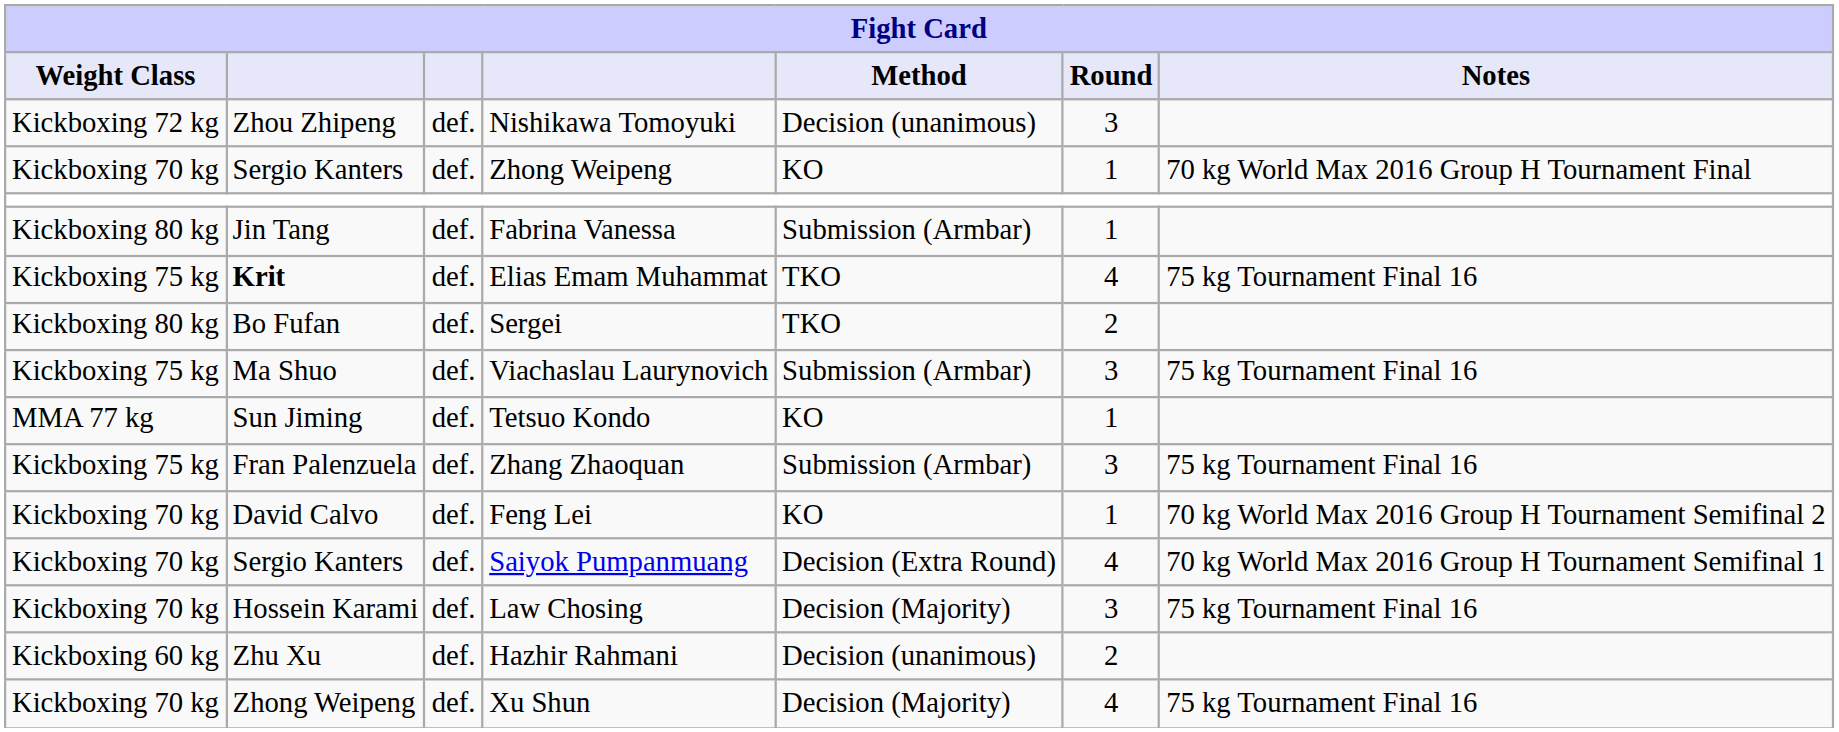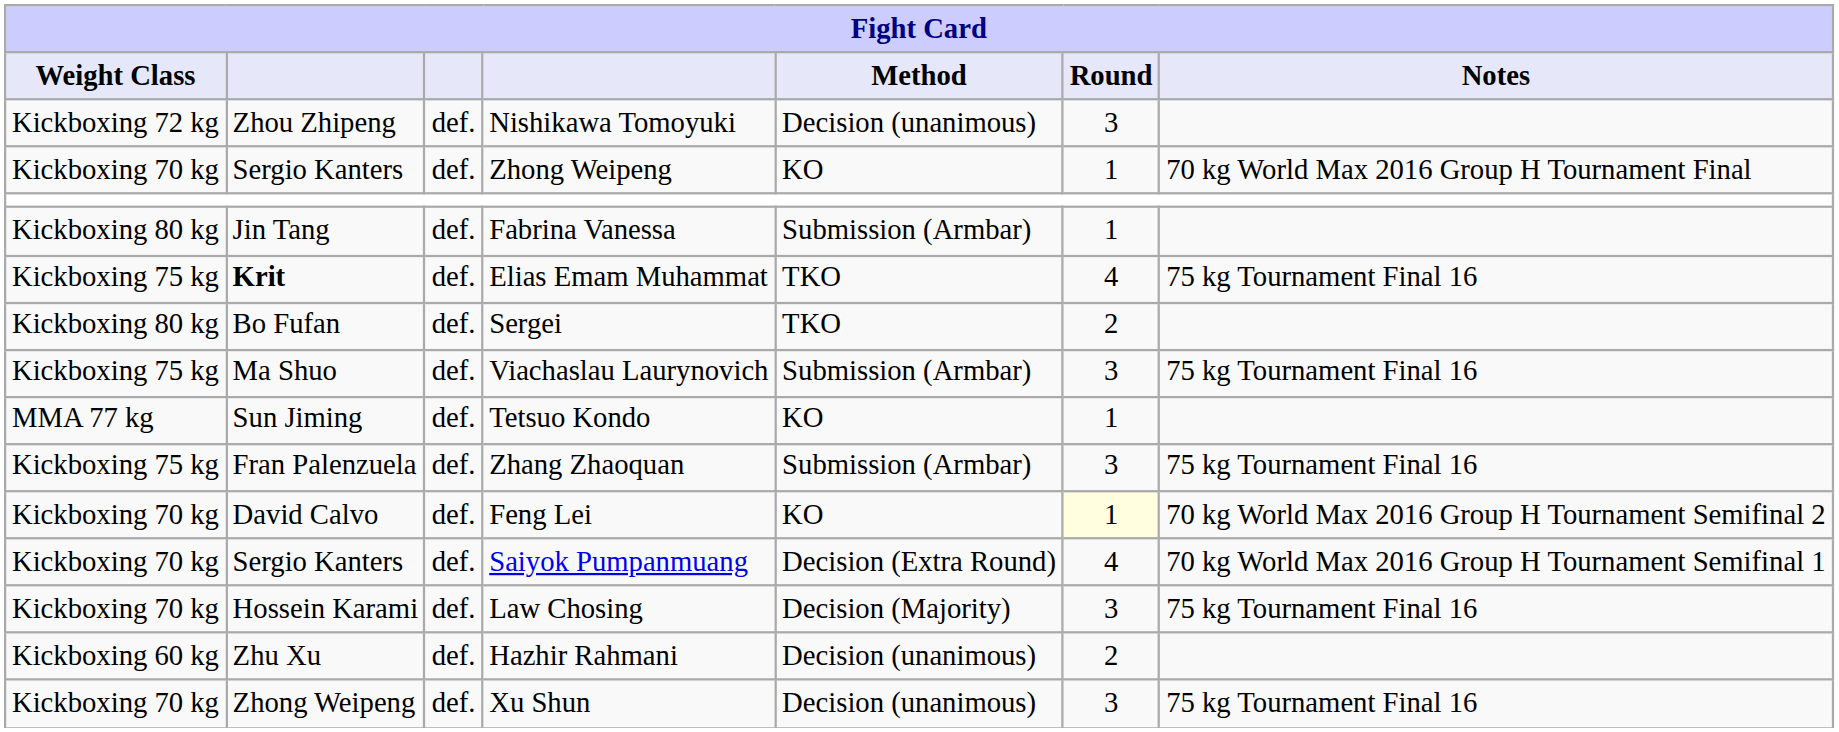(1111, 514) no background -> (1111, 514) lightyellow background
(896, 703) Decision (Majority) -> (909, 703) Decision (unanimous)
(1111, 703) 4 -> (1111, 703) 3
